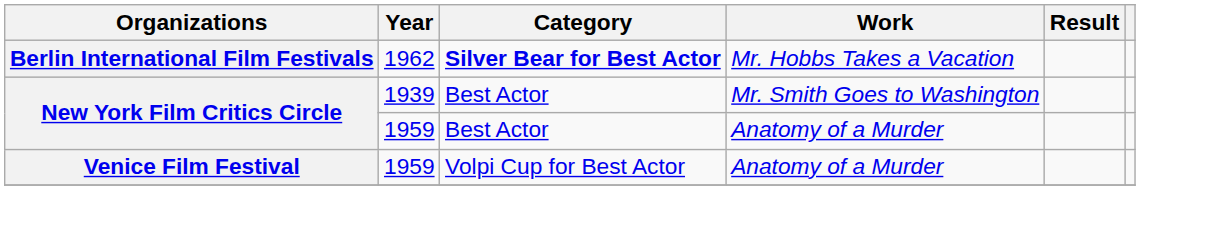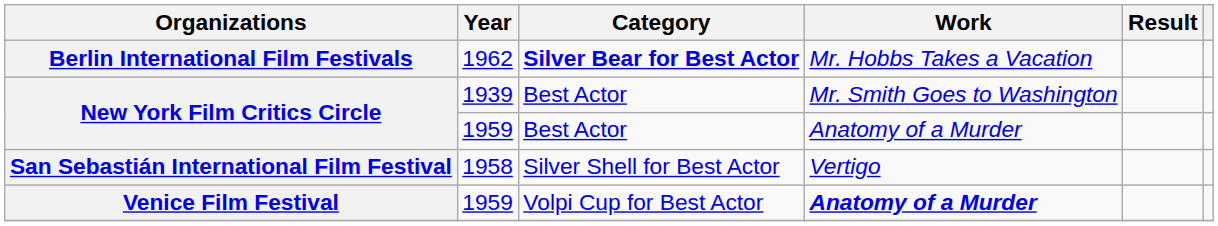+ row: (231, 166)
(837, 166) normal -> (923, 202) bold
